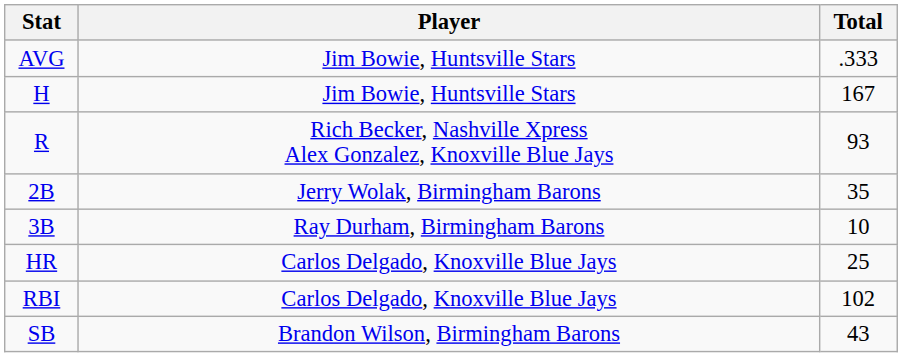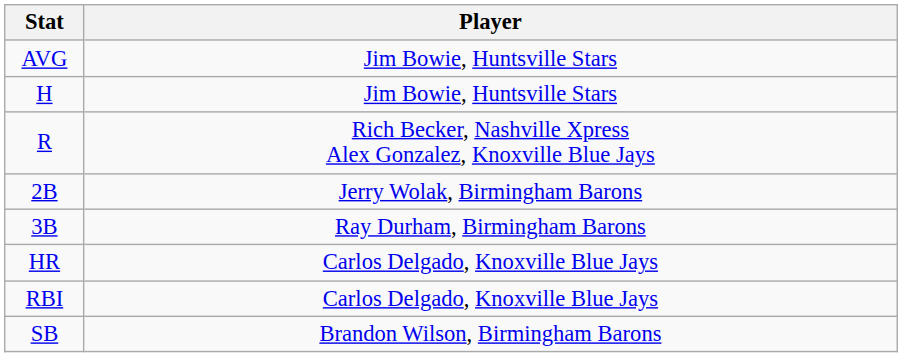- column: (858, 22)
